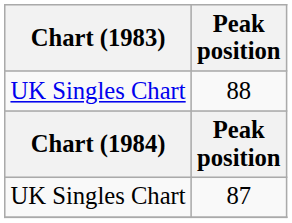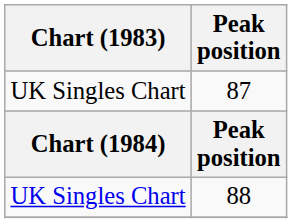rows swapped: (239, 90) <-> (239, 196)
